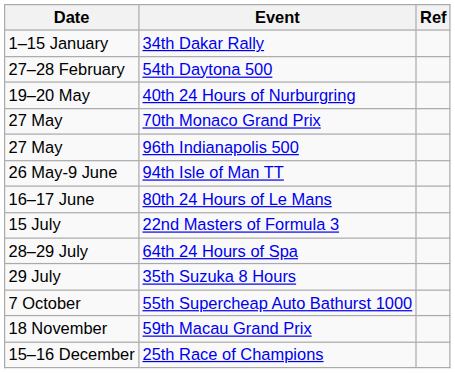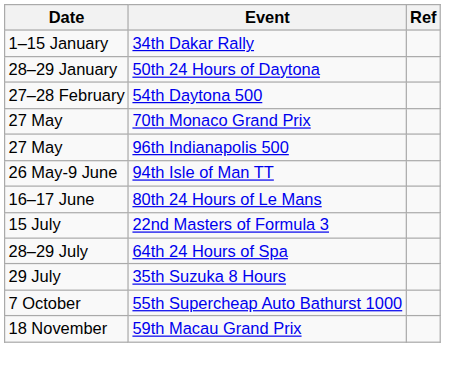+ row: (226, 69)
- row: (249, 95)
- row: (233, 354)
